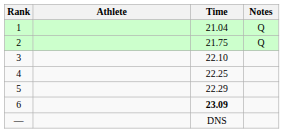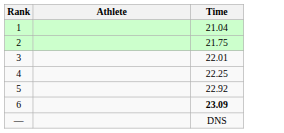- column: (261, 12)
(217, 58) 22.10 -> (217, 58) 22.01
(217, 89) 22.29 -> (217, 89) 22.92
